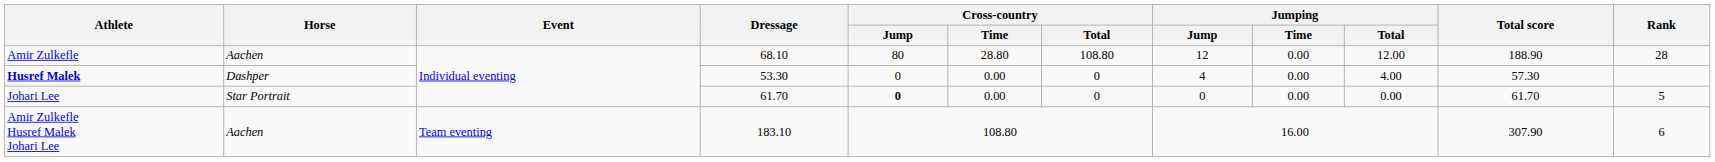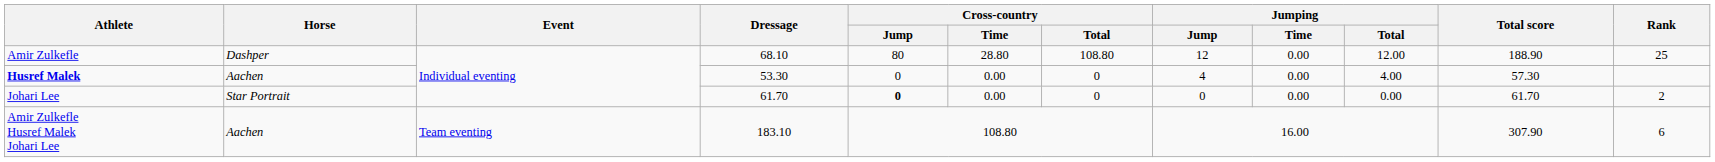(245, 55) Aachen -> (248, 55) Dashper
(1662, 55) 28 -> (1662, 55) 25
(248, 76) Dashper -> (245, 76) Aachen
(1662, 96) 5 -> (1662, 96) 2
